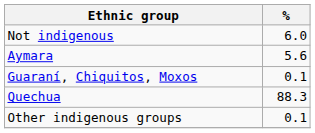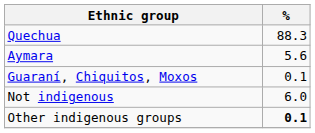rows swapped: (34, 97) <-> (61, 35)
(296, 118) normal -> (296, 118) bold
